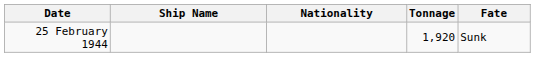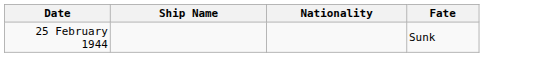- column: (432, 13)
